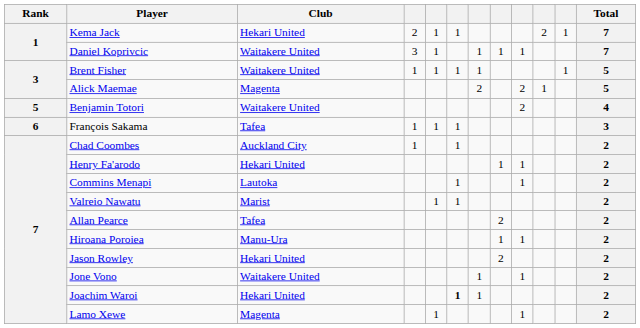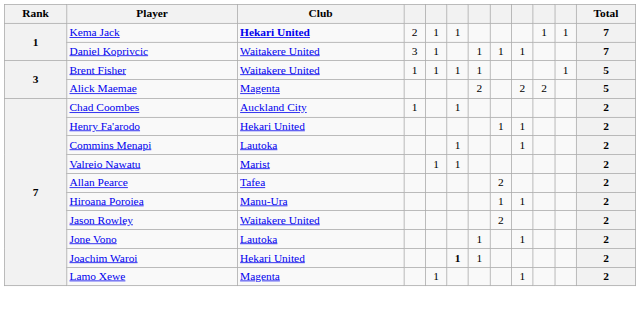(272, 33) normal -> (275, 33) bold
(544, 33) 2 -> (544, 33) 1
(544, 89) 1 -> (544, 89) 2
- row: (107, 108)
- row: (108, 126)
(272, 258) Hekari United -> (280, 220) Waitakere United
(280, 276) Waitakere United -> (259, 239) Lautoka
